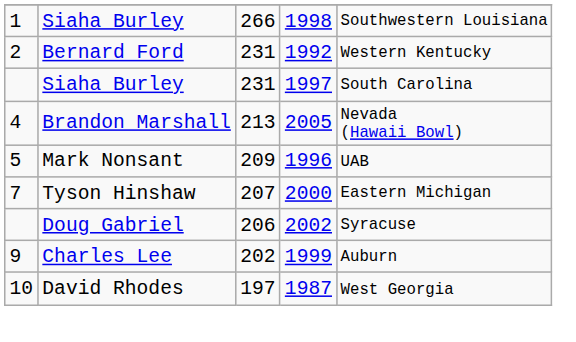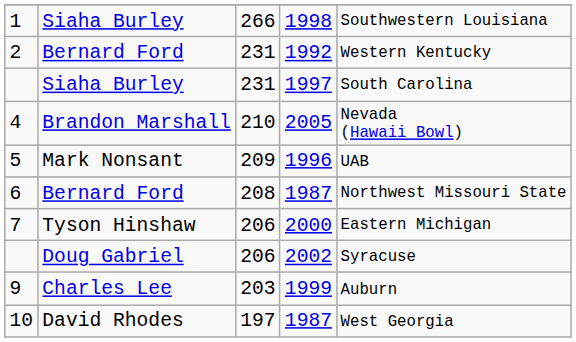(258, 123) 213 -> (258, 123) 210
+ row: (15, 193)
(258, 193) 207 -> (258, 225) 206
(258, 257) 202 -> (258, 289) 203
